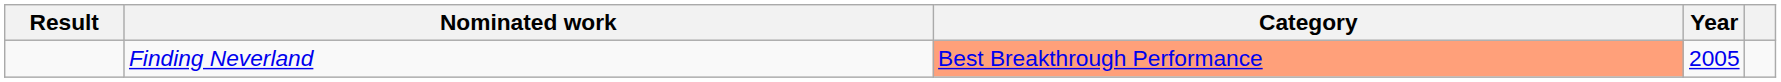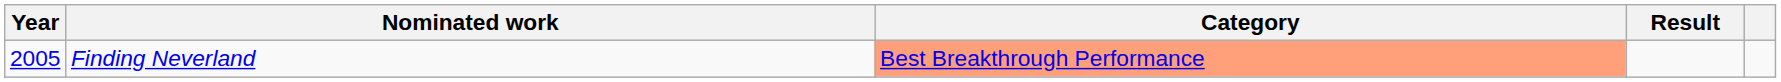columns swapped: (1714, 22) <-> (64, 22)
